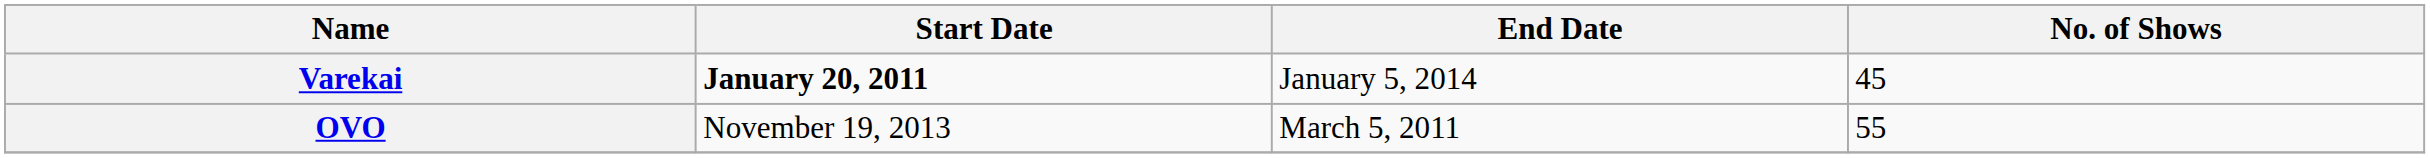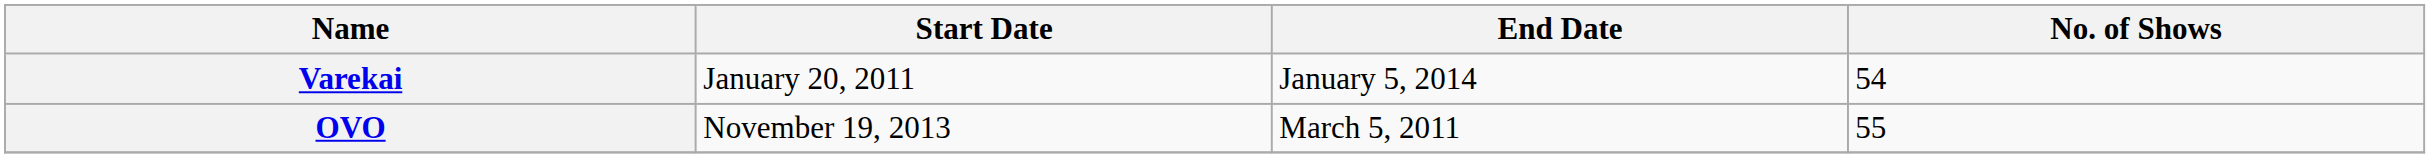(816, 78) bold -> (809, 78) normal
(1871, 78) 45 -> (1871, 78) 54
